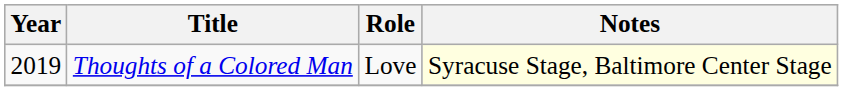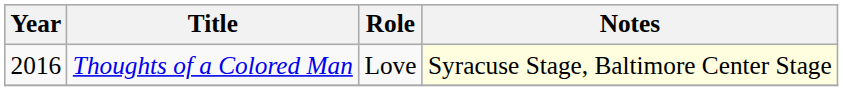(36, 64) 2019 -> (36, 64) 2016
